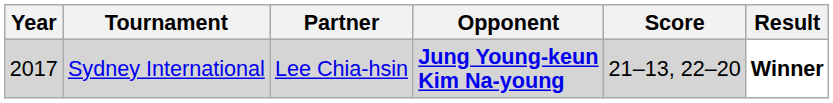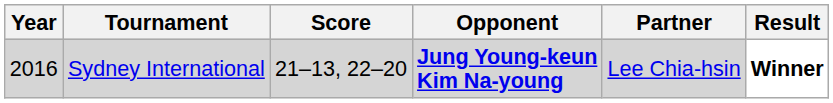columns swapped: (341, 22) <-> (675, 22)
(34, 68) 2017 -> (34, 68) 2016
